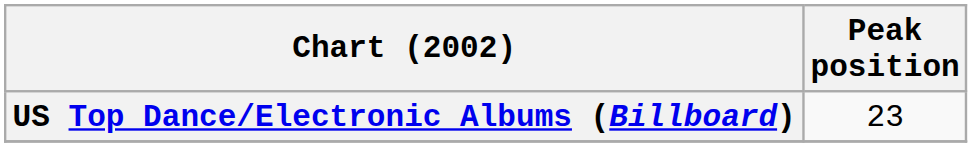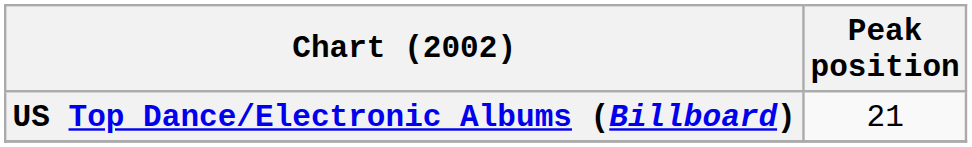(885, 117) 23 -> (885, 117) 21
